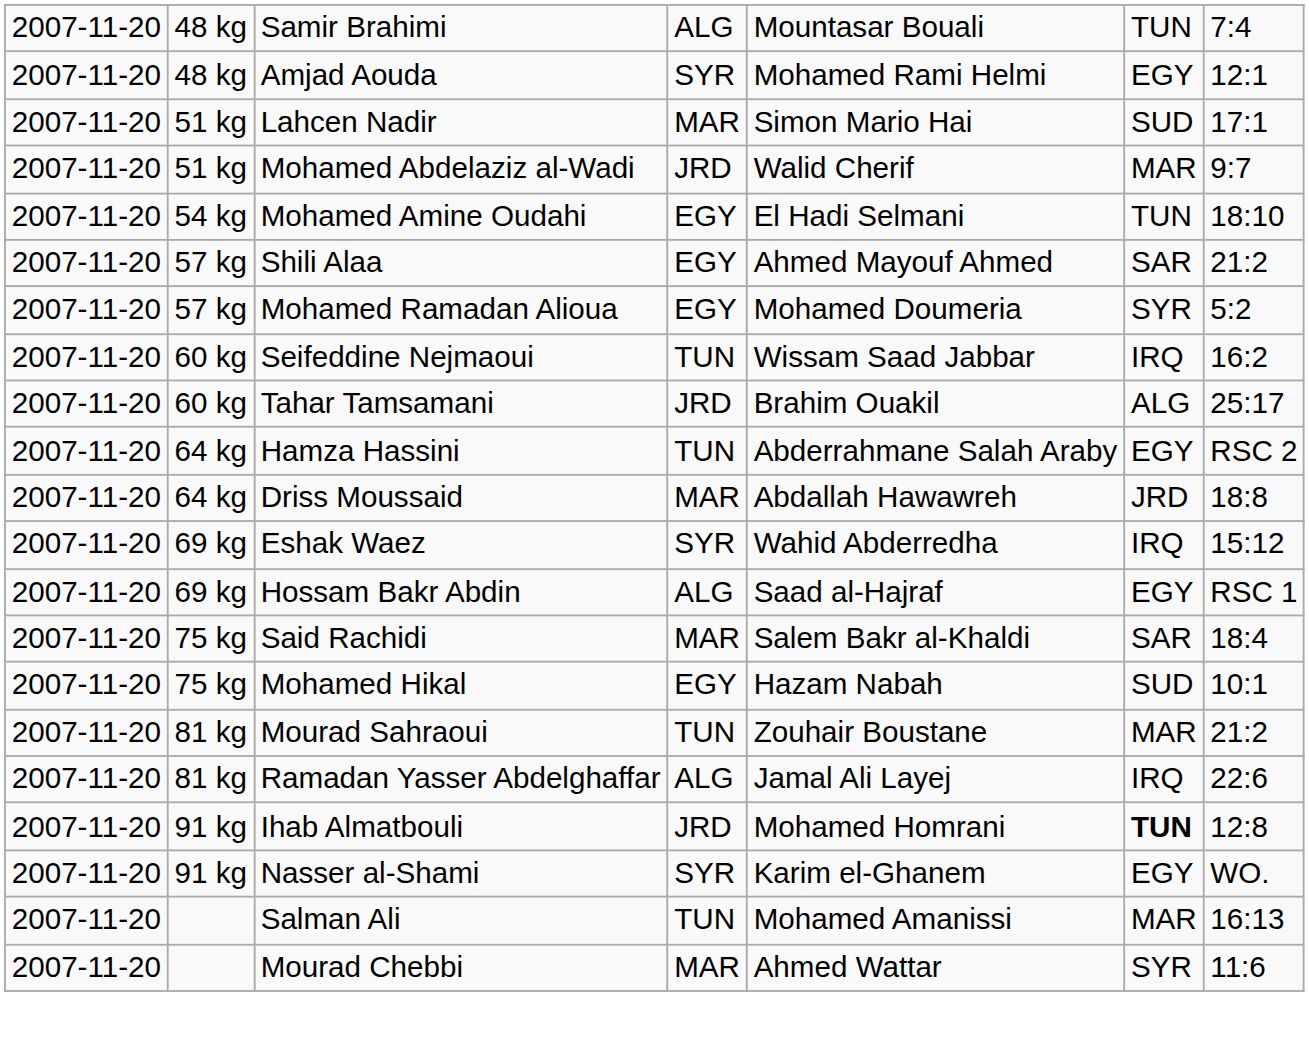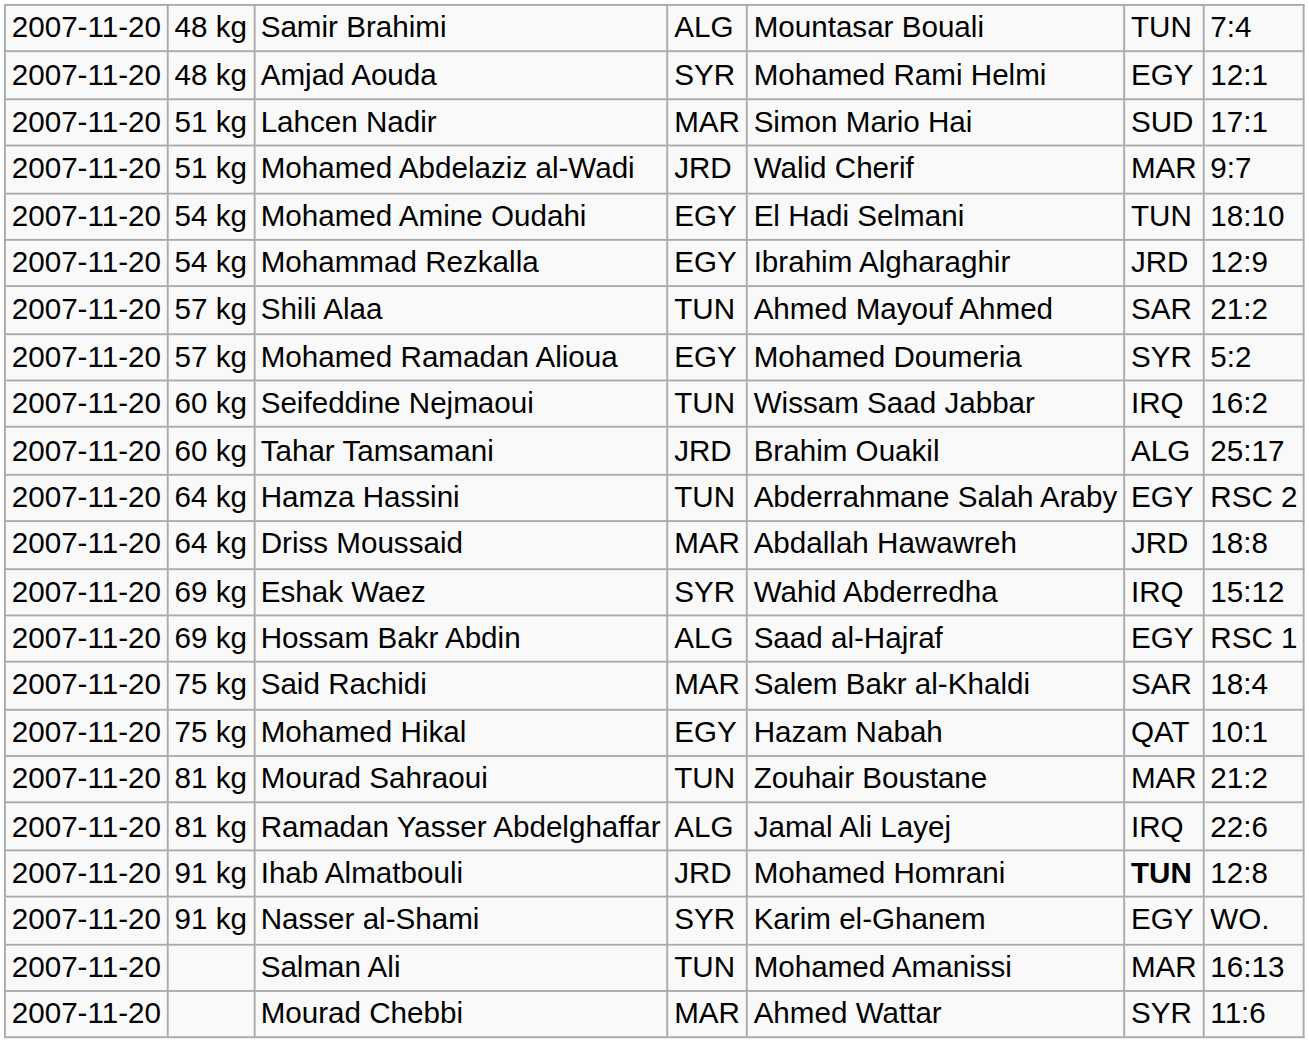+ row: (400, 262)
(705, 262) EGY -> (705, 309) TUN
(1162, 685) SUD -> (1160, 732) QAT
